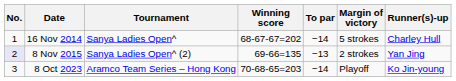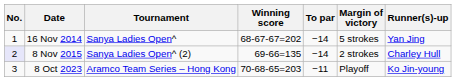(414, 38) Charley Hull -> (406, 38) Yan Jing
(320, 54) −13 -> (320, 54) −14
(406, 54) Yan Jing -> (414, 54) Charley Hull
(320, 69) −14 -> (320, 69) −11
